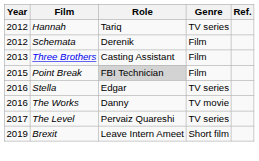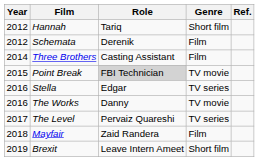(209, 27) TV series -> (209, 27) Short film
(17, 57) 2013 -> (17, 57) 2014
(198, 73) Film -> (209, 73) TV movie
+ row: (48, 133)
